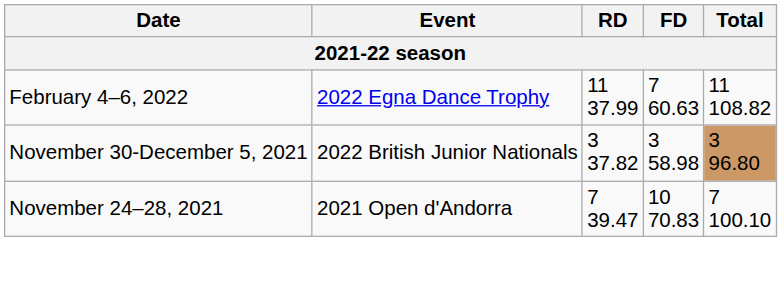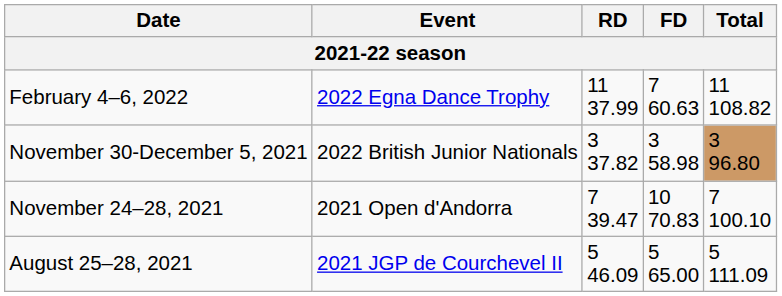+ row: (101, 263)
